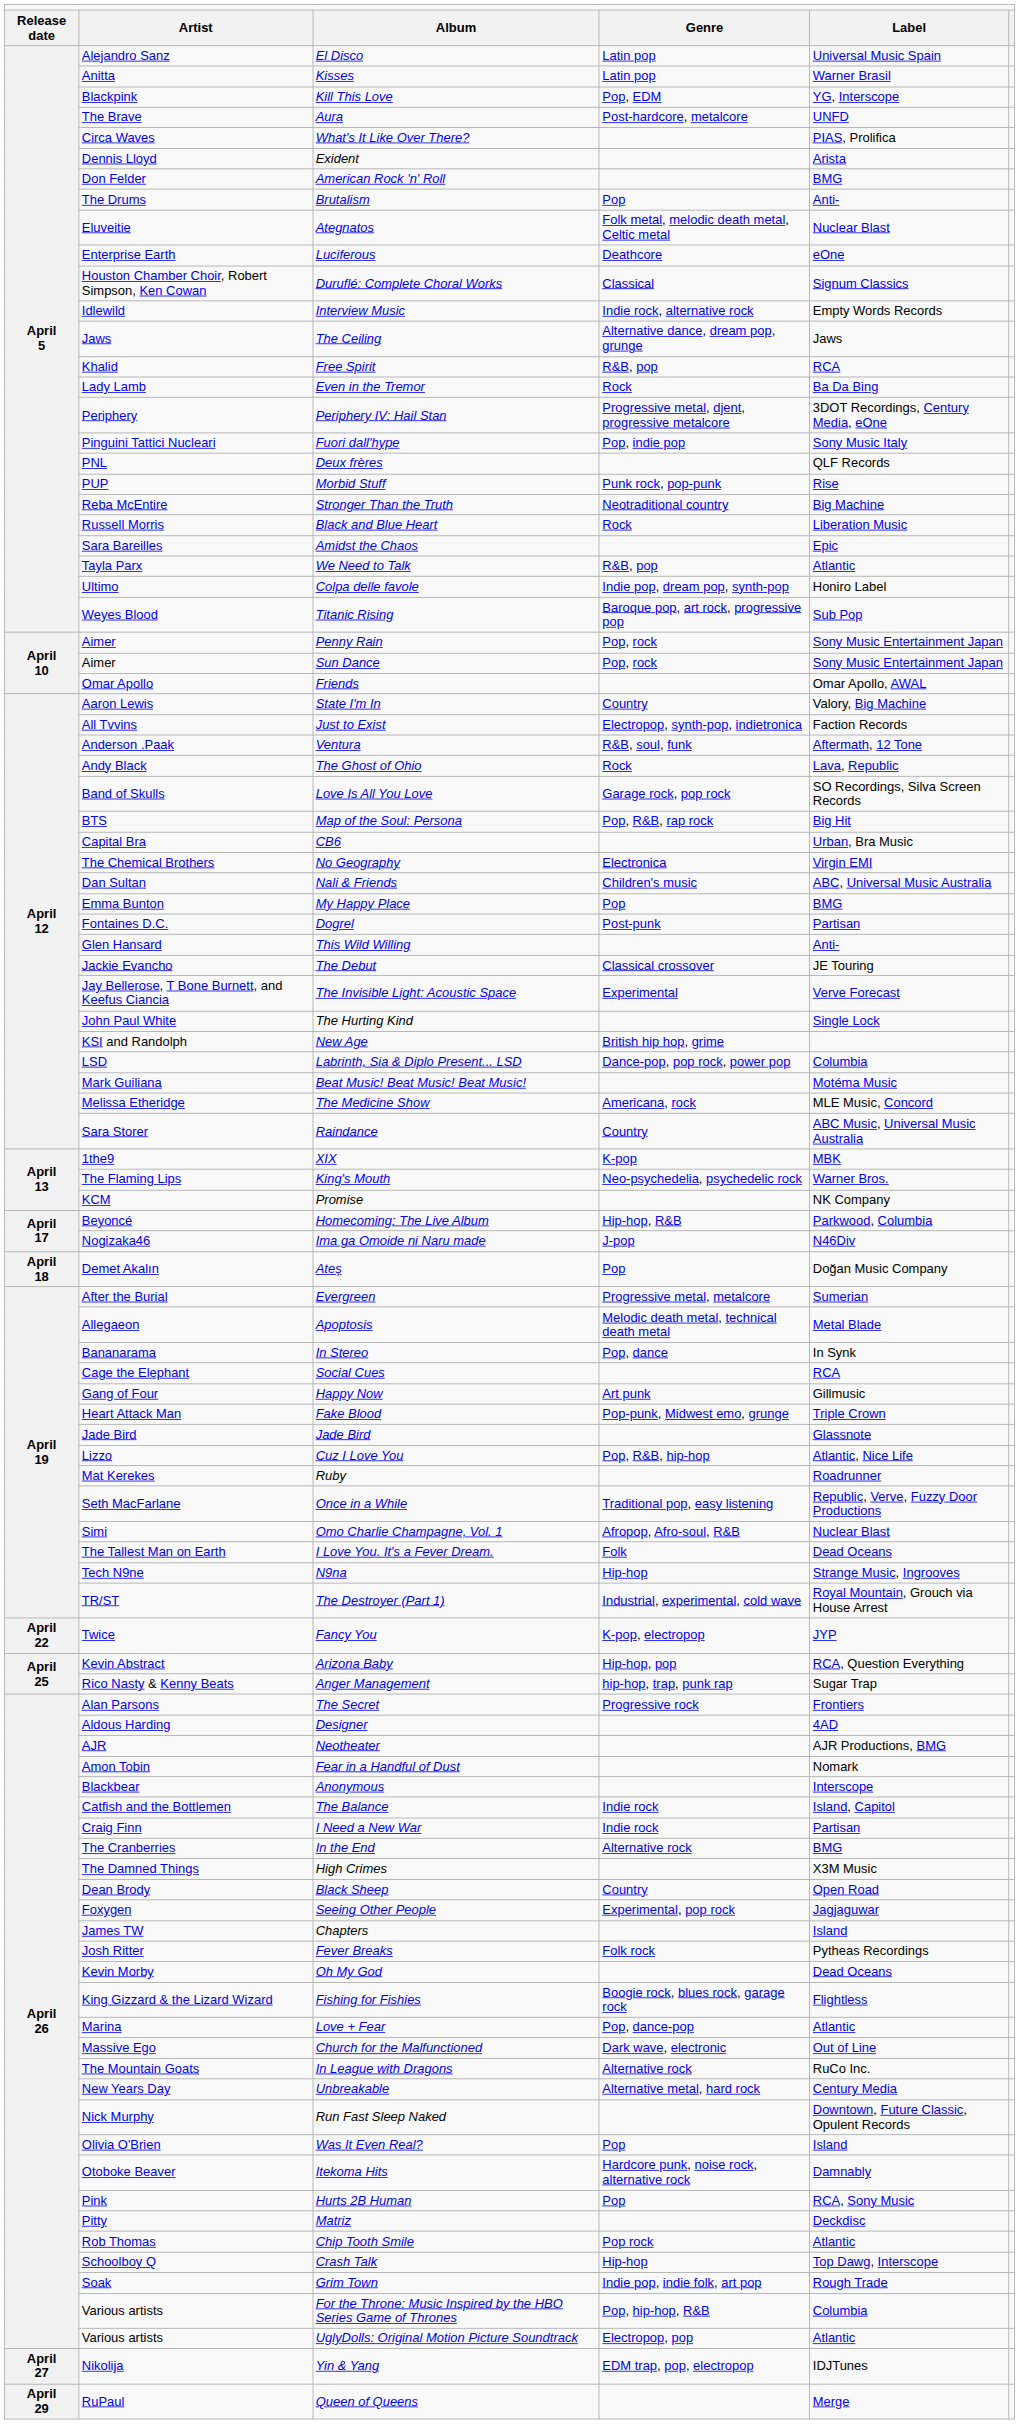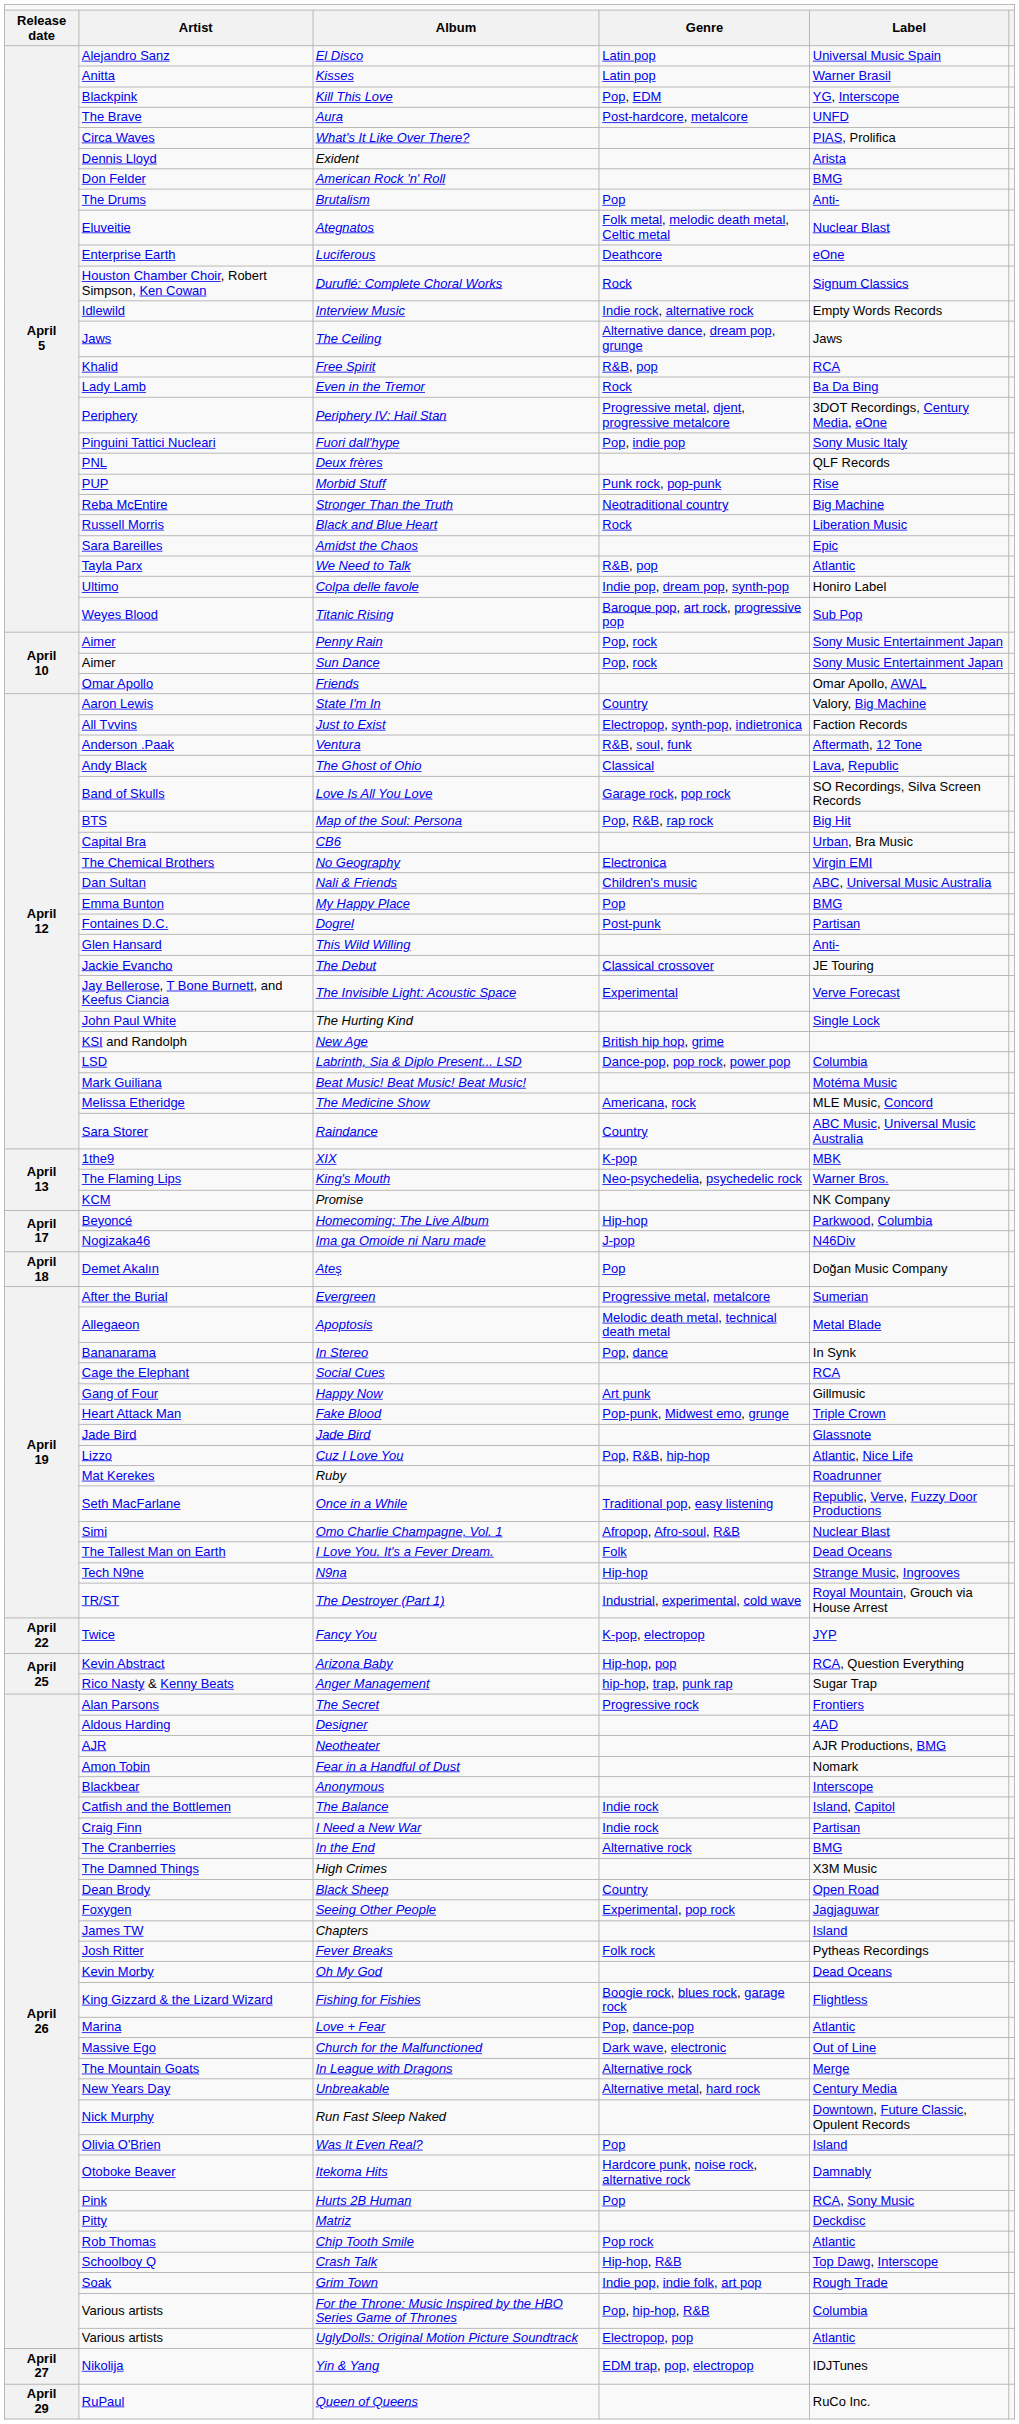(628, 283) Classical -> (617, 283) Rock
(617, 765) Rock -> (628, 765) Classical
(642, 1220) Hip-hop, R&B -> (625, 1220) Hip-hop
(842, 2068) RuCo Inc. -> (831, 2068) Merge
(625, 2262) Hip-hop -> (642, 2262) Hip-hop, R&B
(831, 2401) Merge -> (842, 2401) RuCo Inc.
